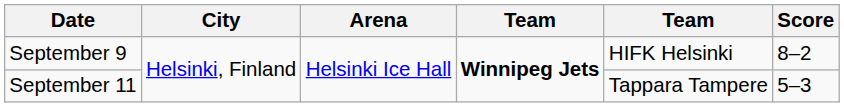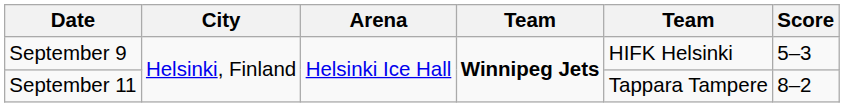(794, 53) 8–2 -> (794, 53) 5–3
(794, 85) 5–3 -> (794, 85) 8–2
